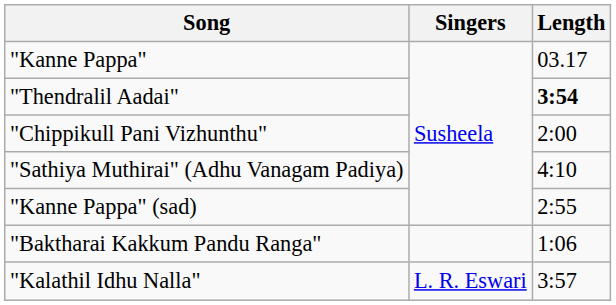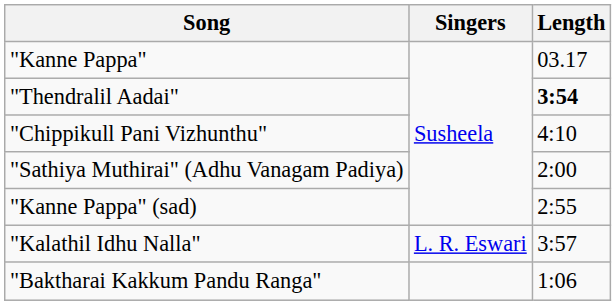(557, 133) 2:00 -> (557, 133) 4:10
(557, 170) 4:10 -> (557, 170) 2:00
rows swapped: (105, 281) <-> (166, 244)
